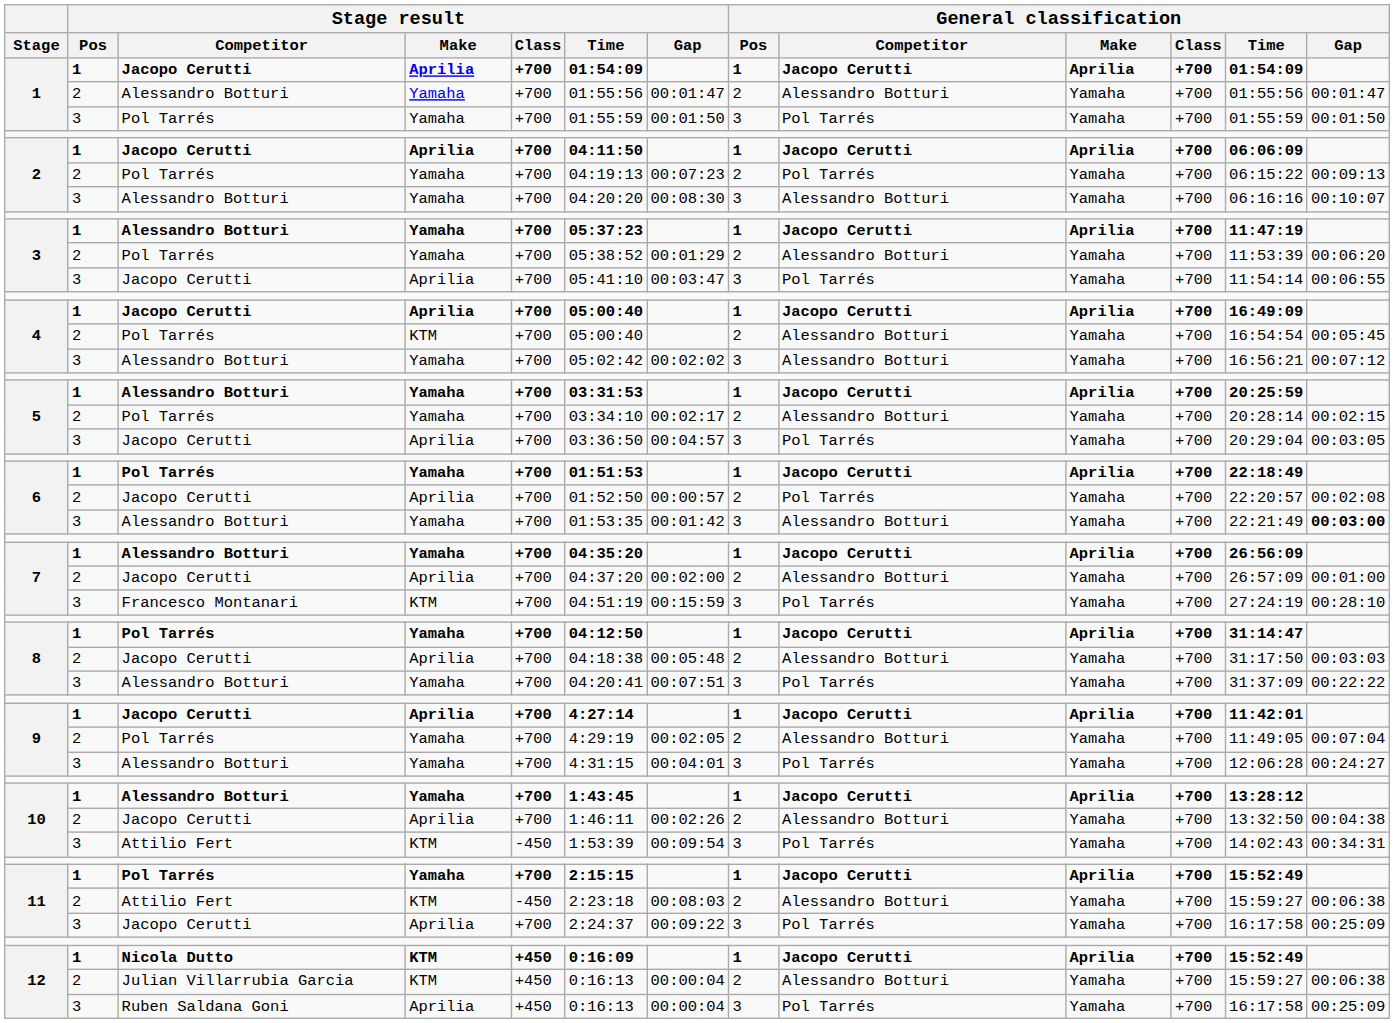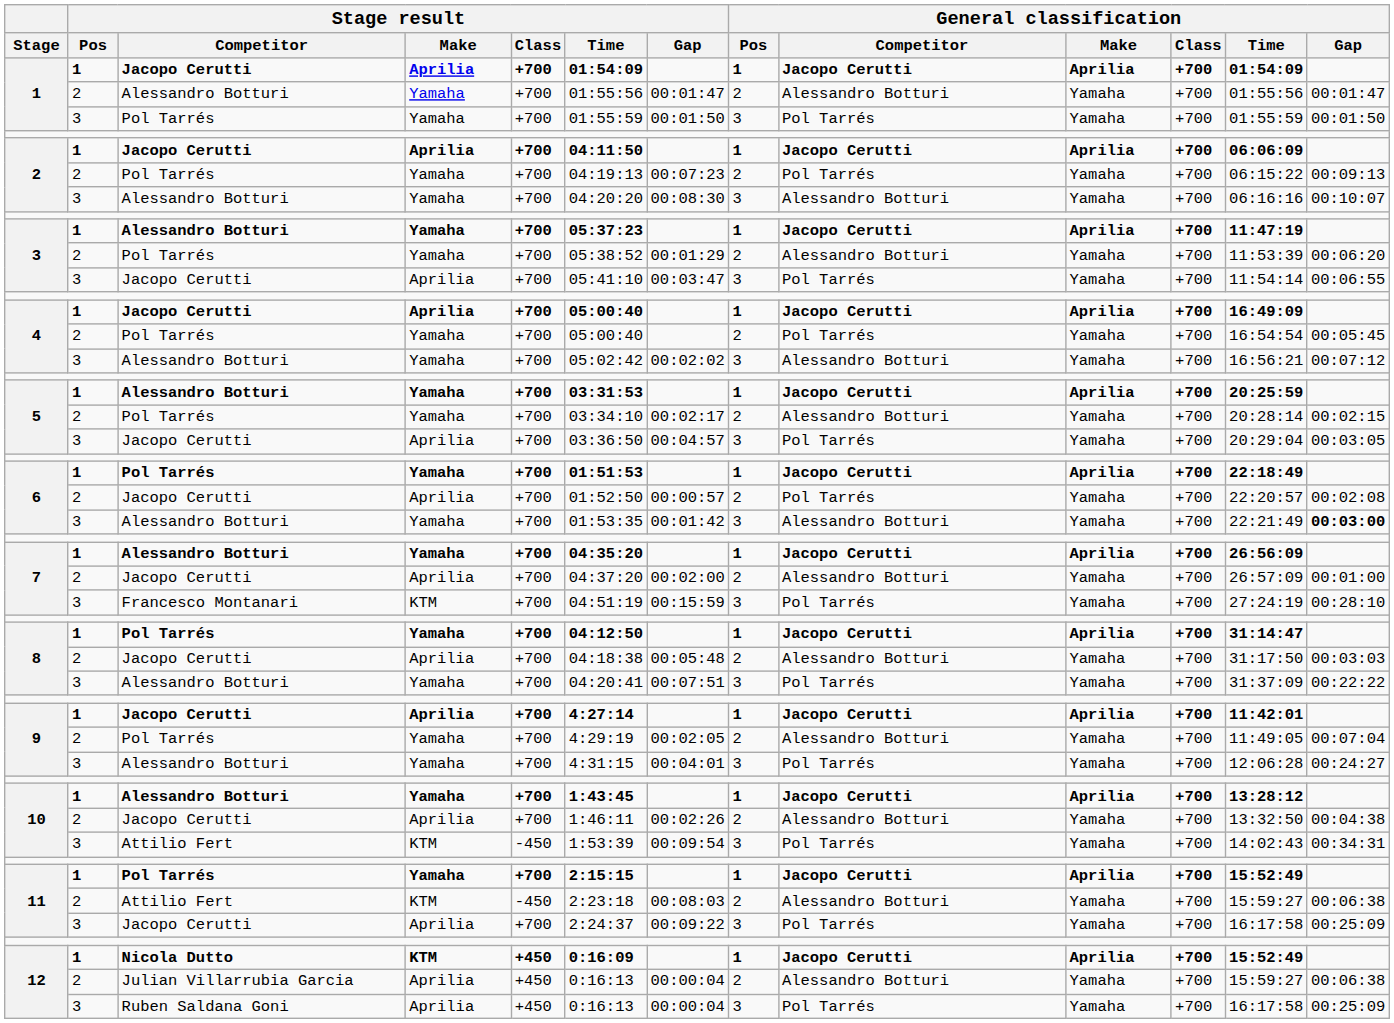(423, 336) KTM -> (437, 336) Yamaha
(866, 336) Alessandro Botturi -> (828, 336) Pol Tarrés
(423, 982) KTM -> (442, 982) Aprilia
